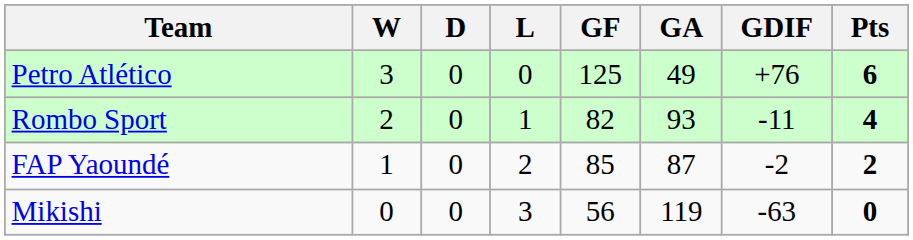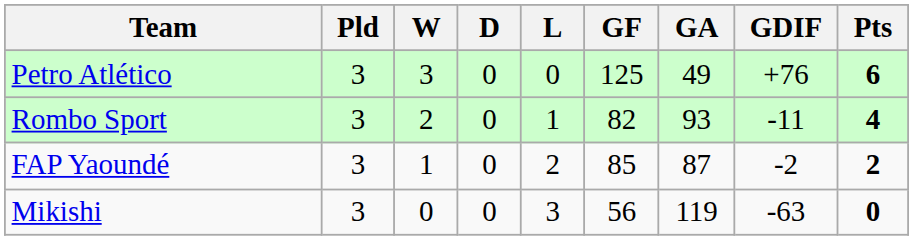+ column: (358, 27)
